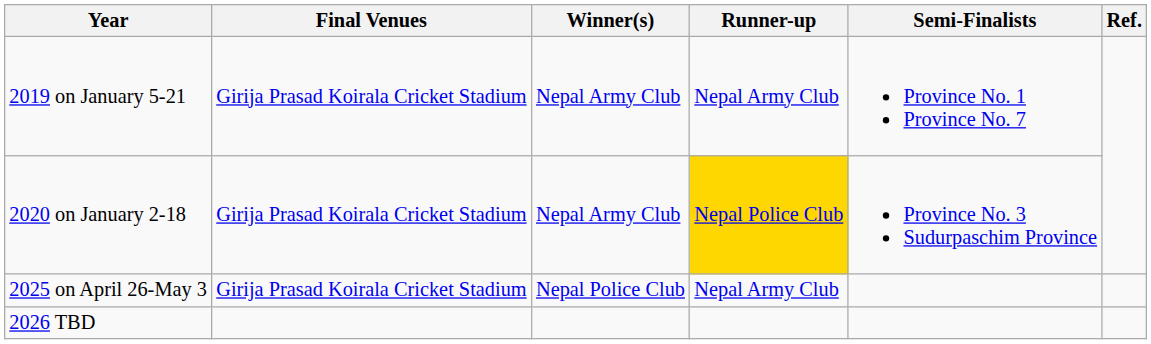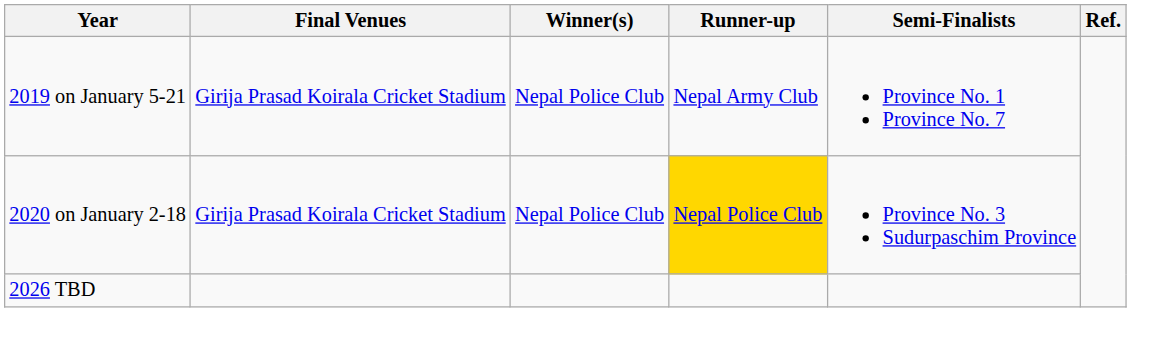(608, 96) Nepal Army Club -> (590, 96) Nepal Police Club
(608, 214) Nepal Army Club -> (590, 214) Nepal Police Club
- row: (108, 290)
